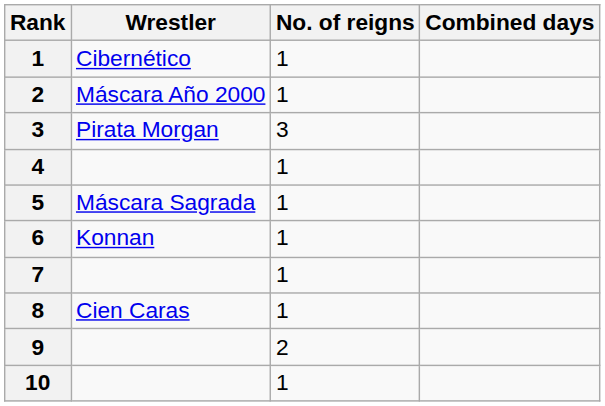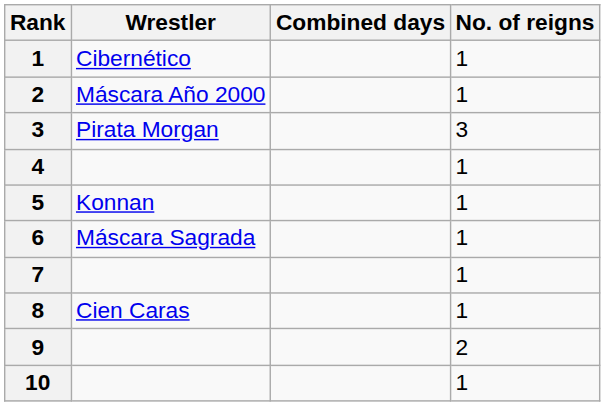columns swapped: (345, 22) <-> (510, 22)
(166, 202) Máscara Sagrada -> (115, 202) Konnan
(115, 238) Konnan -> (166, 238) Máscara Sagrada
